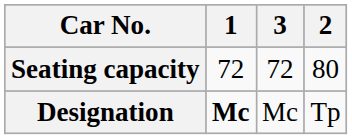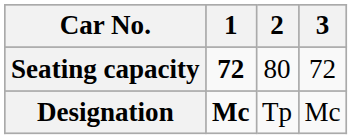columns swapped: (326, 25) <-> (280, 25)
(231, 68) normal -> (231, 68) bold
